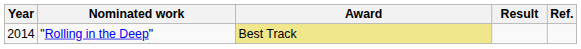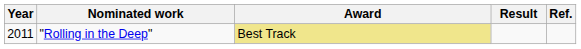(21, 33) 2014 -> (20, 33) 2011
